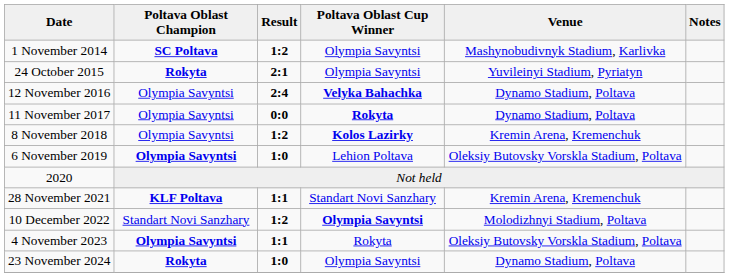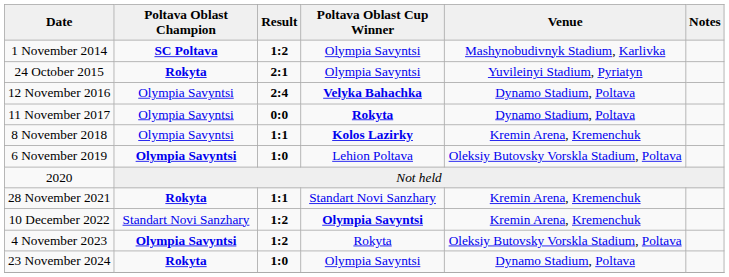(279, 135) 1:2 -> (279, 135) 1:1
(186, 198) KLF Poltava -> (186, 198) Rokyta
(565, 219) Molodizhnyi Stadium, Poltava -> (565, 219) Kremin Arena, Kremenchuk
(279, 240) 1:1 -> (279, 240) 1:2
